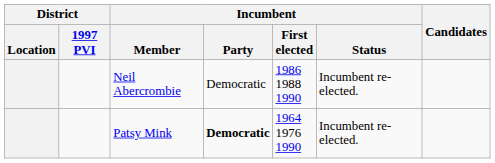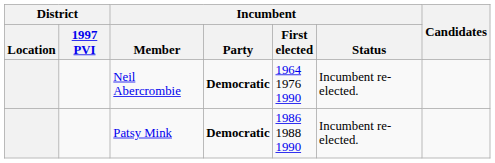(236, 84) normal -> (238, 84) bold
(288, 84) 1986 1988 1990 -> (288, 84) 1964 1976 1990
(288, 133) 1964 1976 1990 -> (288, 133) 1986 1988 1990
